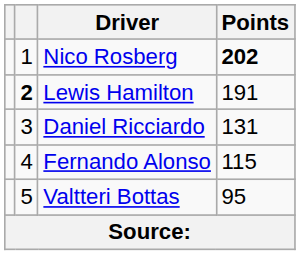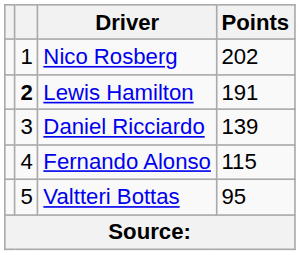(240, 57) bold -> (240, 57) normal
(240, 127) 131 -> (240, 127) 139
